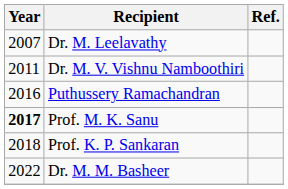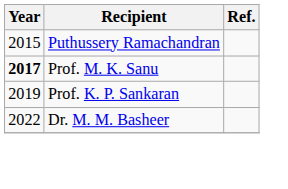- row: (107, 42)
- row: (146, 68)
(24, 94) 2016 -> (24, 42) 2015
(24, 145) 2018 -> (24, 94) 2019
